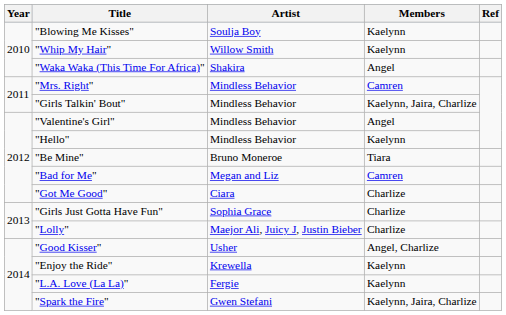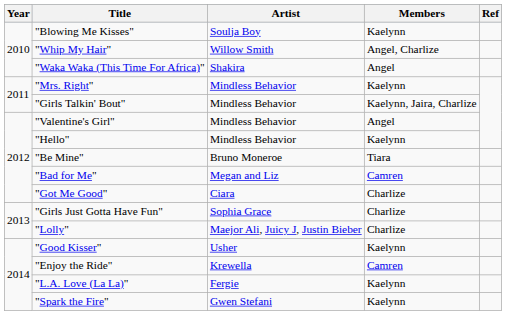(386, 49) Kaelynn -> (403, 49) Angel, Charlize
(385, 85) Camren -> (386, 85) Kaelynn
(403, 247) Angel, Charlize -> (386, 247) Kaelynn
(386, 265) Kaelynn -> (385, 265) Camren
(422, 301) Kaelynn, Jaira, Charlize -> (386, 301) Kaelynn
